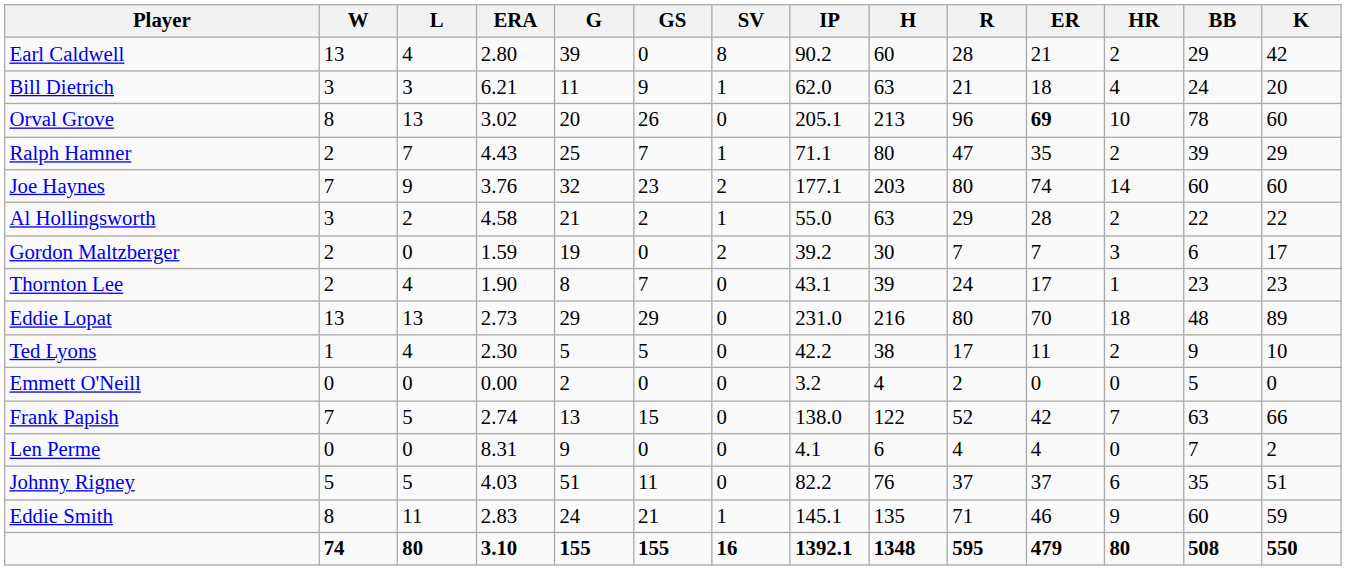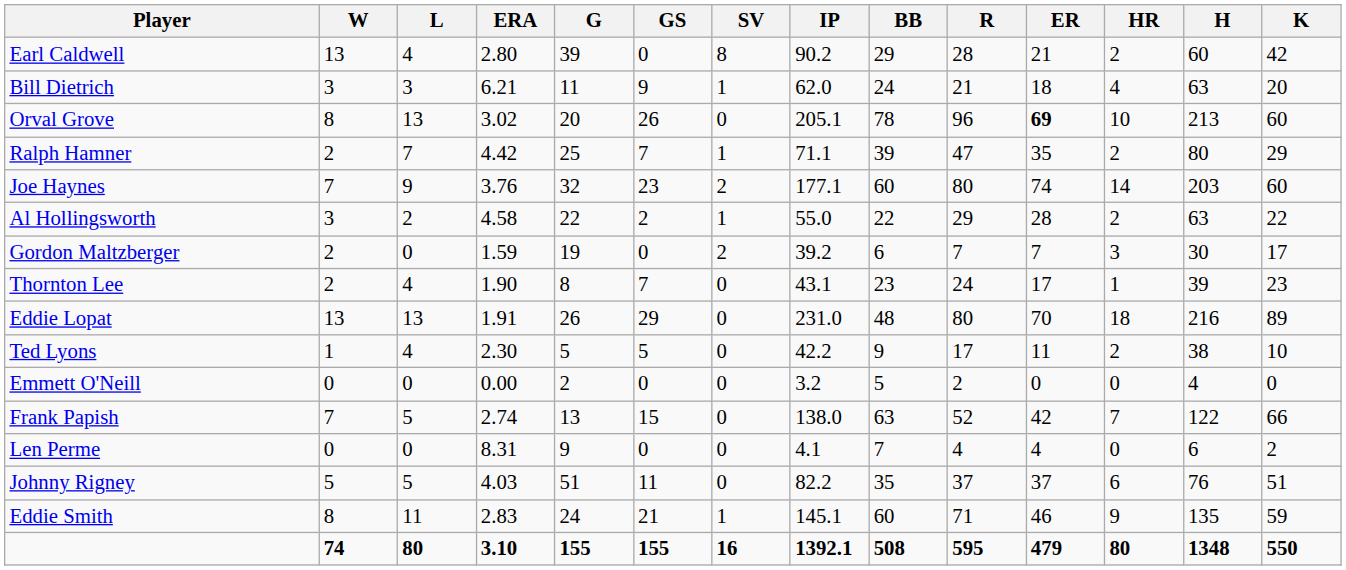columns swapped: (908, 20) <-> (1222, 20)
(499, 152) 4.43 -> (499, 152) 4.42
(570, 218) 21 -> (570, 218) 22
(499, 317) 2.73 -> (499, 317) 1.91
(570, 317) 29 -> (570, 317) 26
